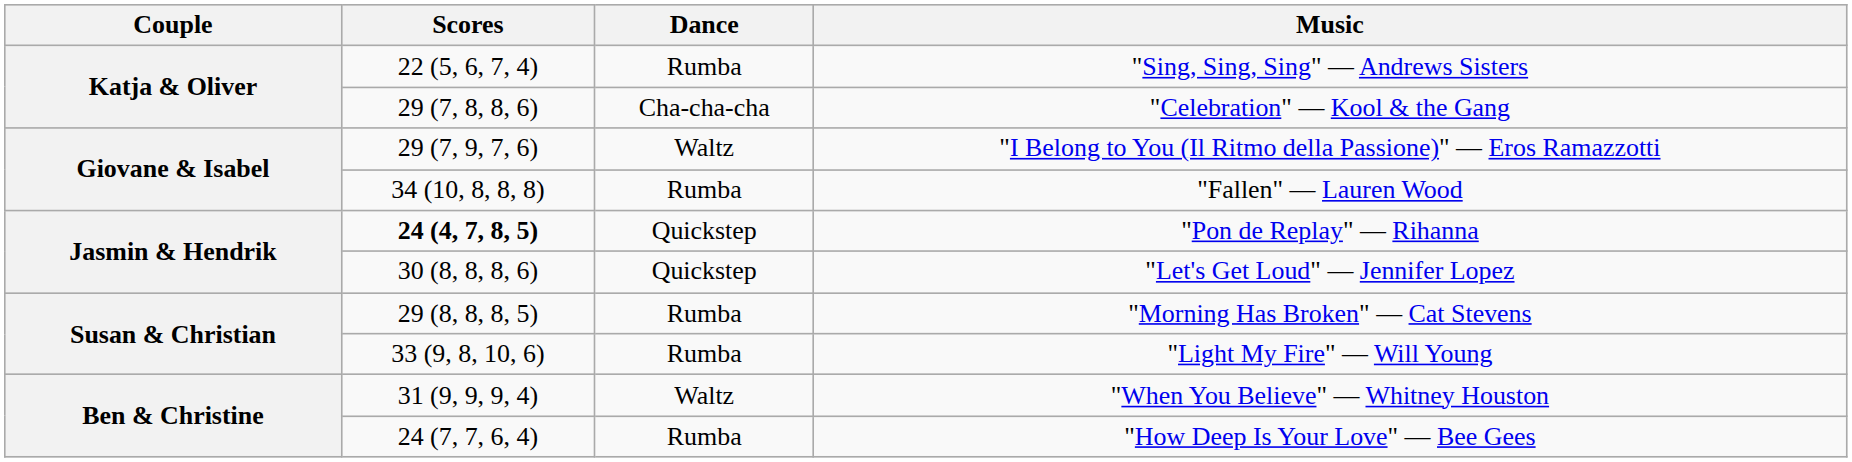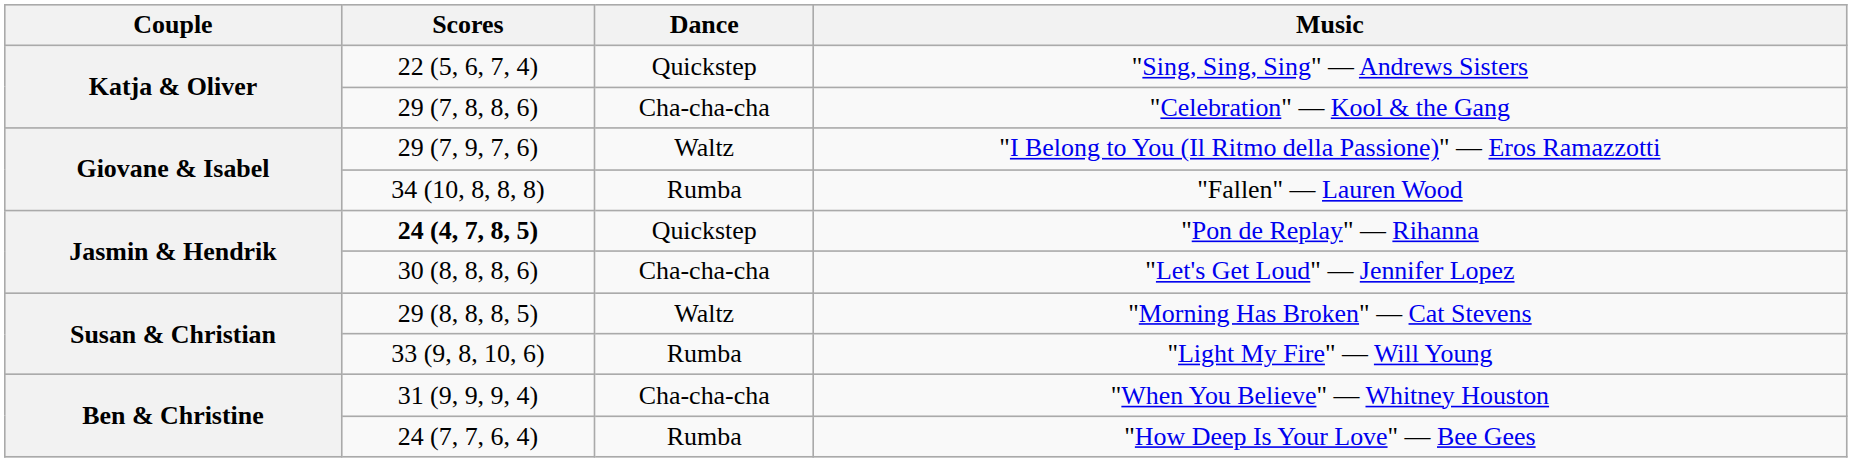(704, 66) Rumba -> (704, 66) Quickstep
(704, 271) Quickstep -> (704, 271) Cha-cha-cha
(704, 312) Rumba -> (704, 312) Waltz
(704, 395) Waltz -> (704, 395) Cha-cha-cha
